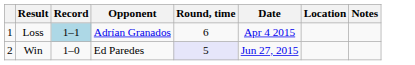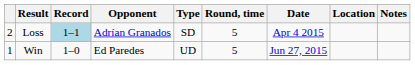+ column: (188, 13)
(10, 32) 1 -> (10, 32) 2
(206, 32) 6 -> (235, 32) 5
(10, 51) 2 -> (10, 51) 1
(206, 51) lavender background -> (235, 51) no background
